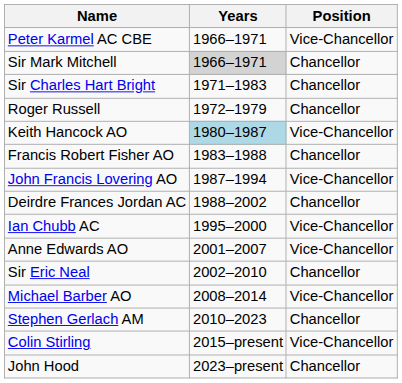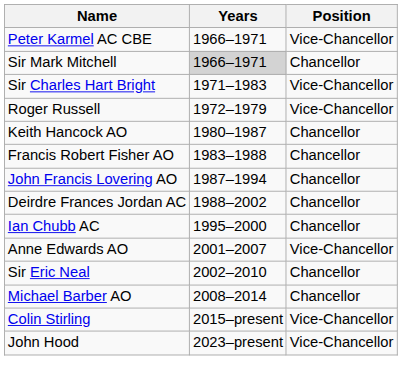(325, 86) Chancellor -> (342, 86) Vice-Chancellor
(325, 109) Chancellor -> (342, 109) Vice-Chancellor
(230, 132) lightblue background -> (230, 132) no background
(342, 132) Vice-Chancellor -> (325, 132) Chancellor
(342, 179) Vice-Chancellor -> (325, 179) Chancellor
(342, 226) Vice-Chancellor -> (325, 226) Chancellor
(342, 296) Vice-Chancellor -> (325, 296) Chancellor
- row: (76, 319)
(325, 366) Chancellor -> (342, 343) Vice-Chancellor
